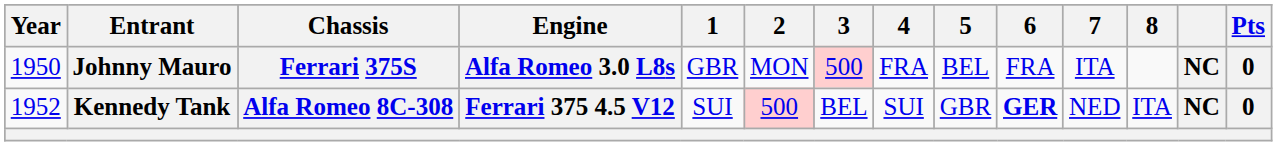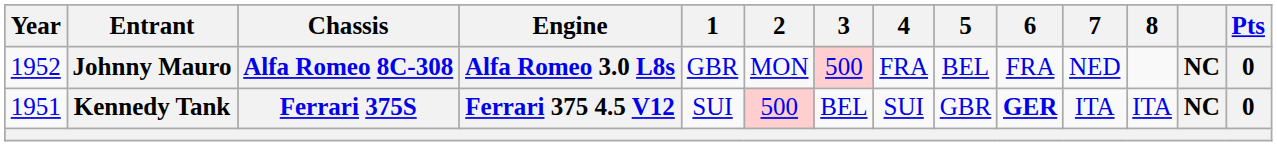(36, 66) 1950 -> (36, 66) 1952
(348, 66) Ferrari 375S -> (348, 66) Alfa Romeo 8C-308
(1095, 66) ITA -> (1095, 66) NED
(36, 108) 1952 -> (36, 108) 1951
(348, 108) Alfa Romeo 8C-308 -> (348, 108) Ferrari 375S
(1095, 108) NED -> (1095, 108) ITA
